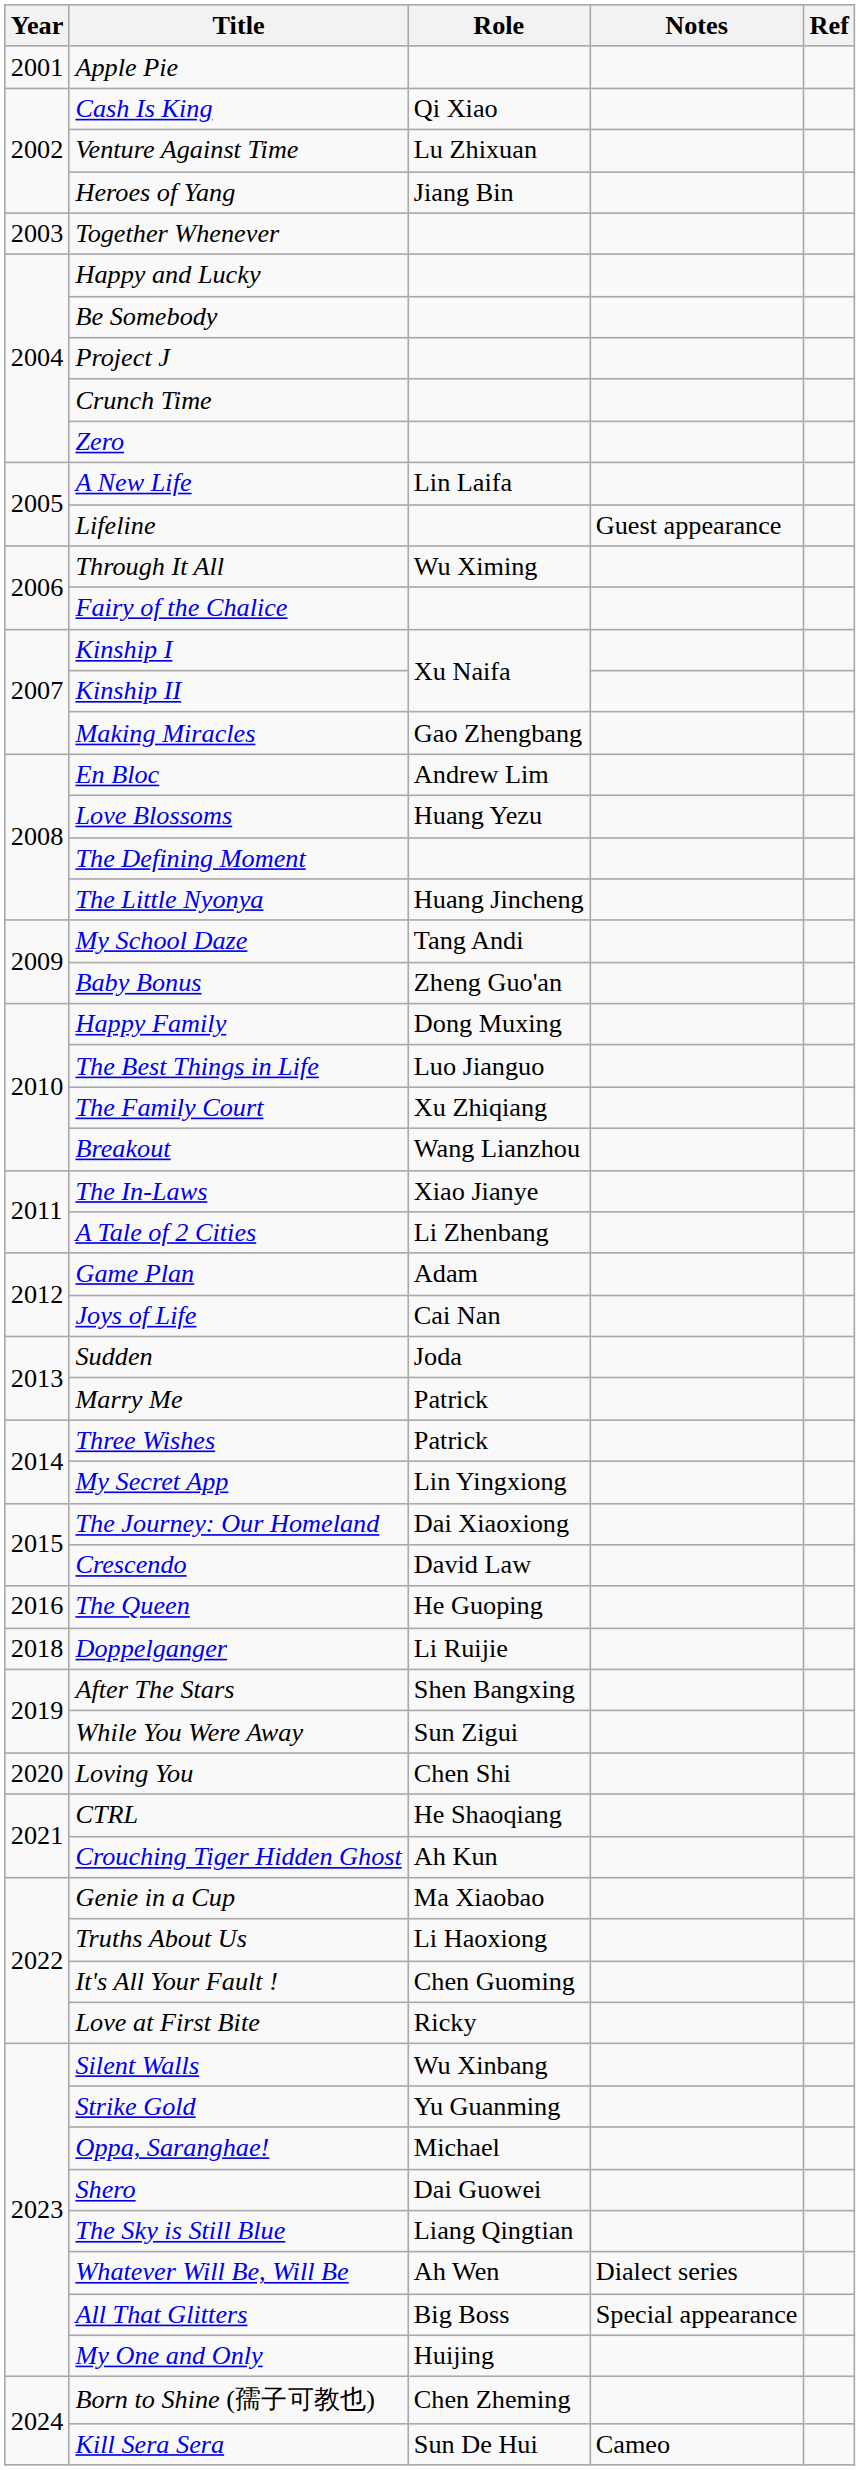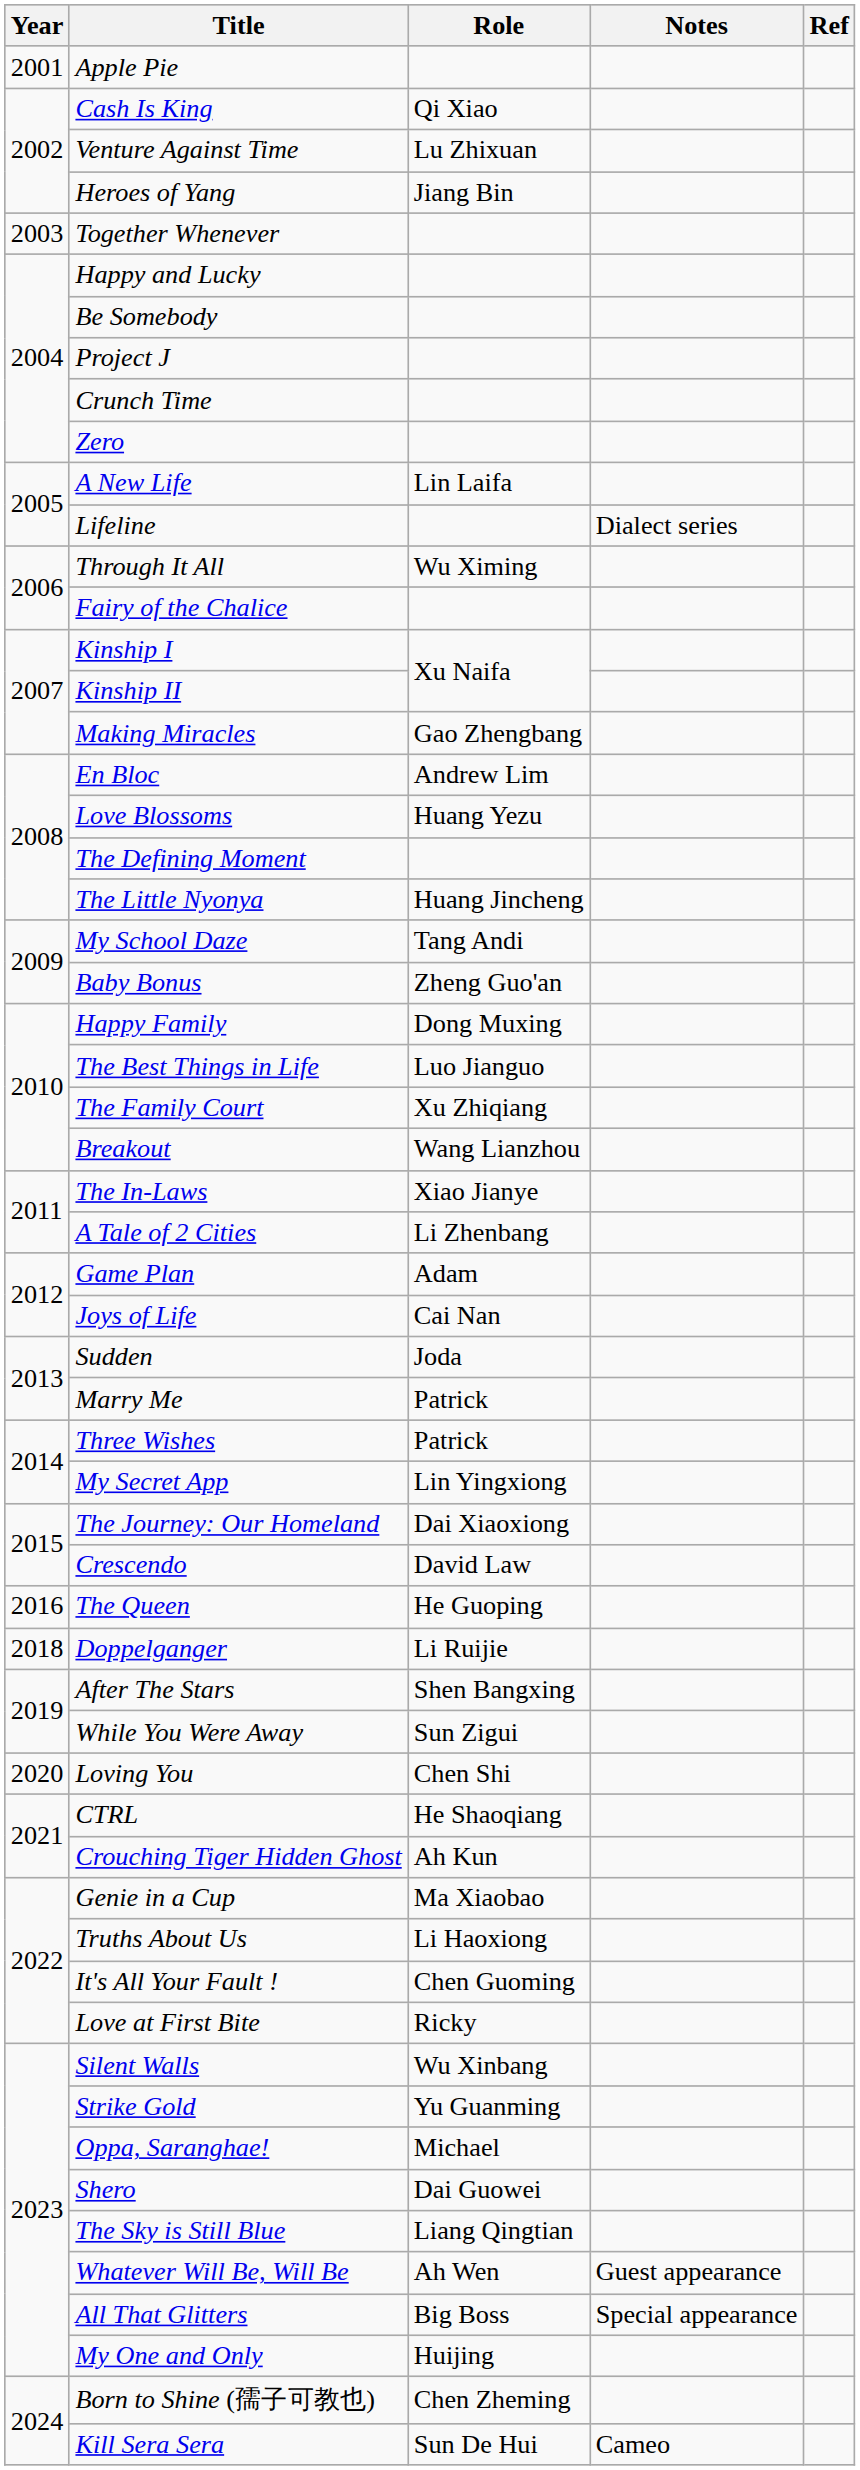(689, 524) Guest appearance -> (667, 524) Dialect series
(667, 2272) Dialect series -> (689, 2272) Guest appearance
